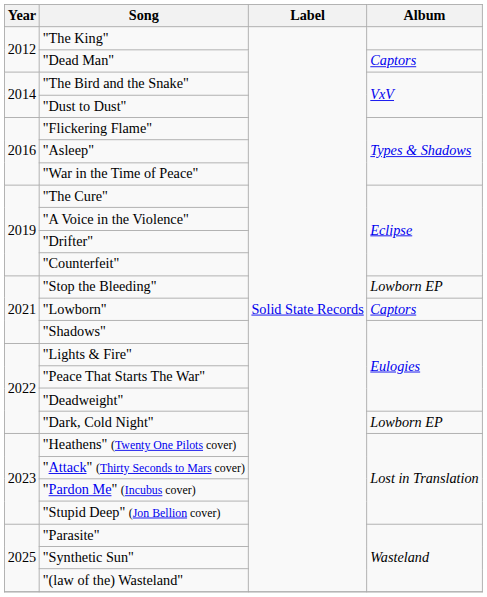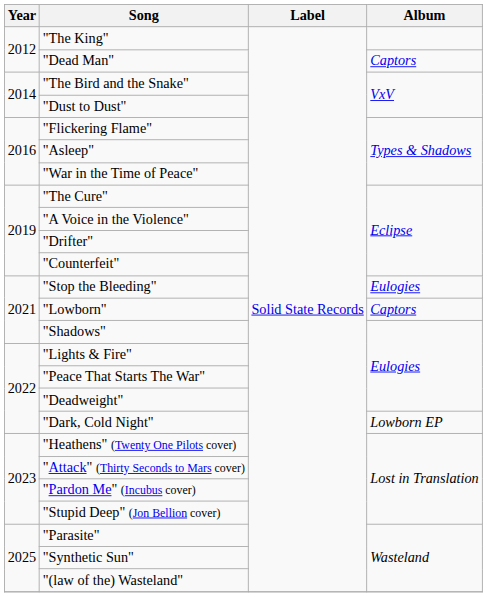(407, 286) Lowborn EP -> (395, 286) Eulogies
